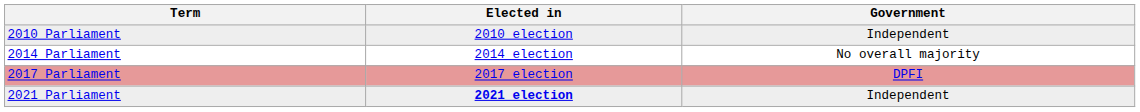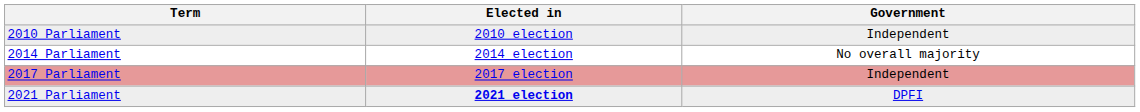(908, 76) DPFI -> (908, 76) Independent
(908, 96) Independent -> (908, 96) DPFI
